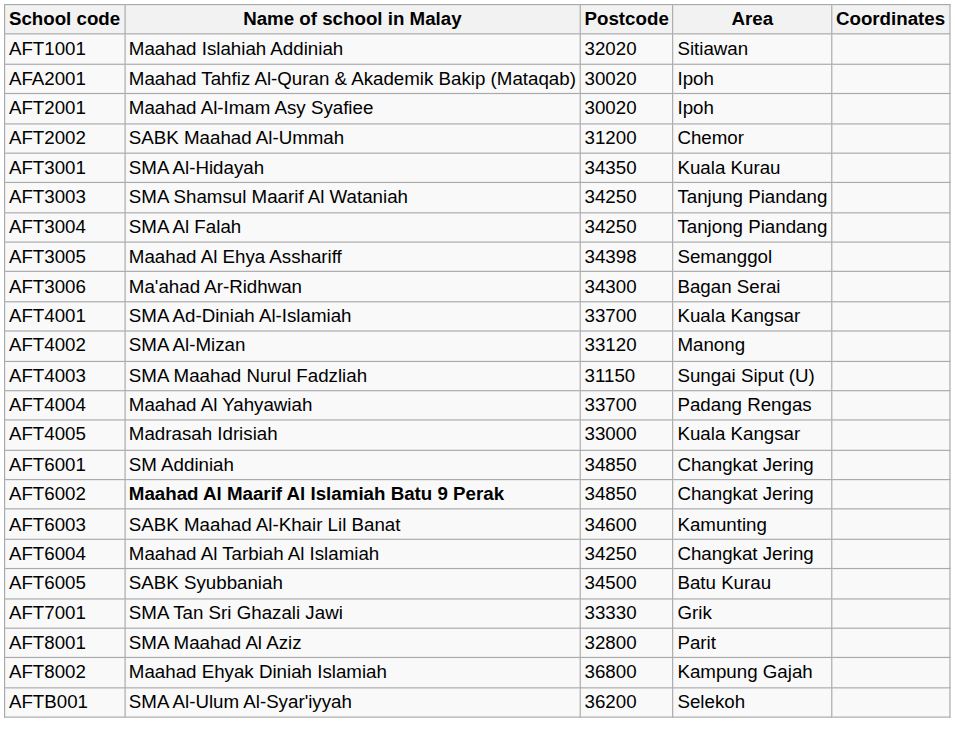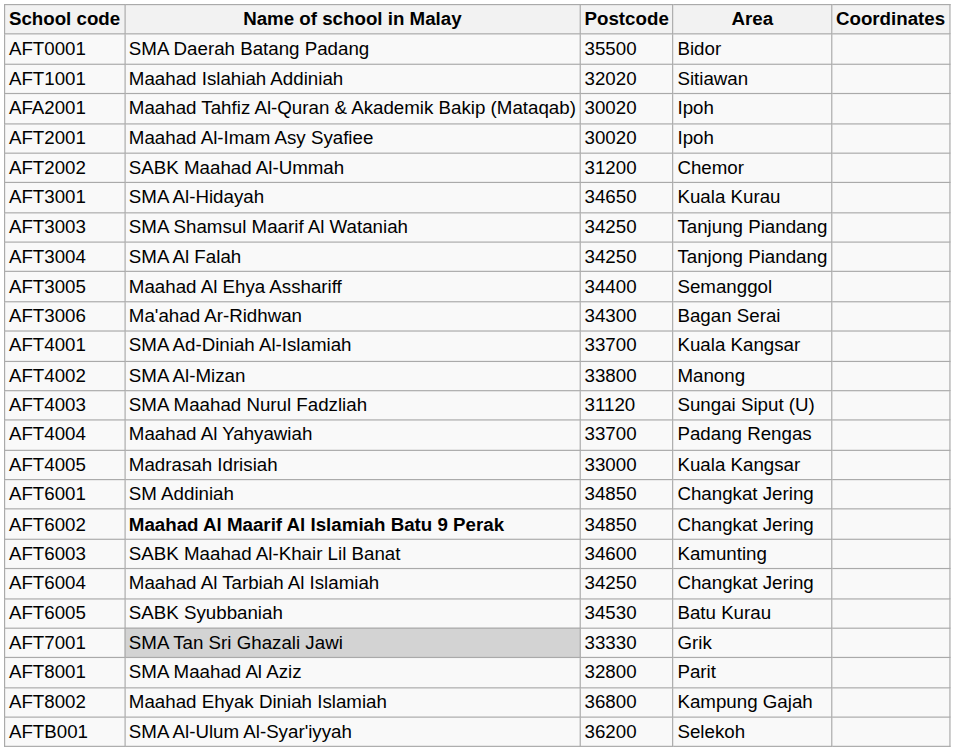+ row: (47, 49)
(611, 167) 34350 -> (611, 197) 34650
(611, 256) 34398 -> (611, 286) 34400
(611, 345) 33120 -> (611, 375) 33800
(610, 375) 31150 -> (610, 405) 31120
(611, 583) 34500 -> (611, 613) 34530
(236, 613) no background -> (236, 642) lightgrey background
